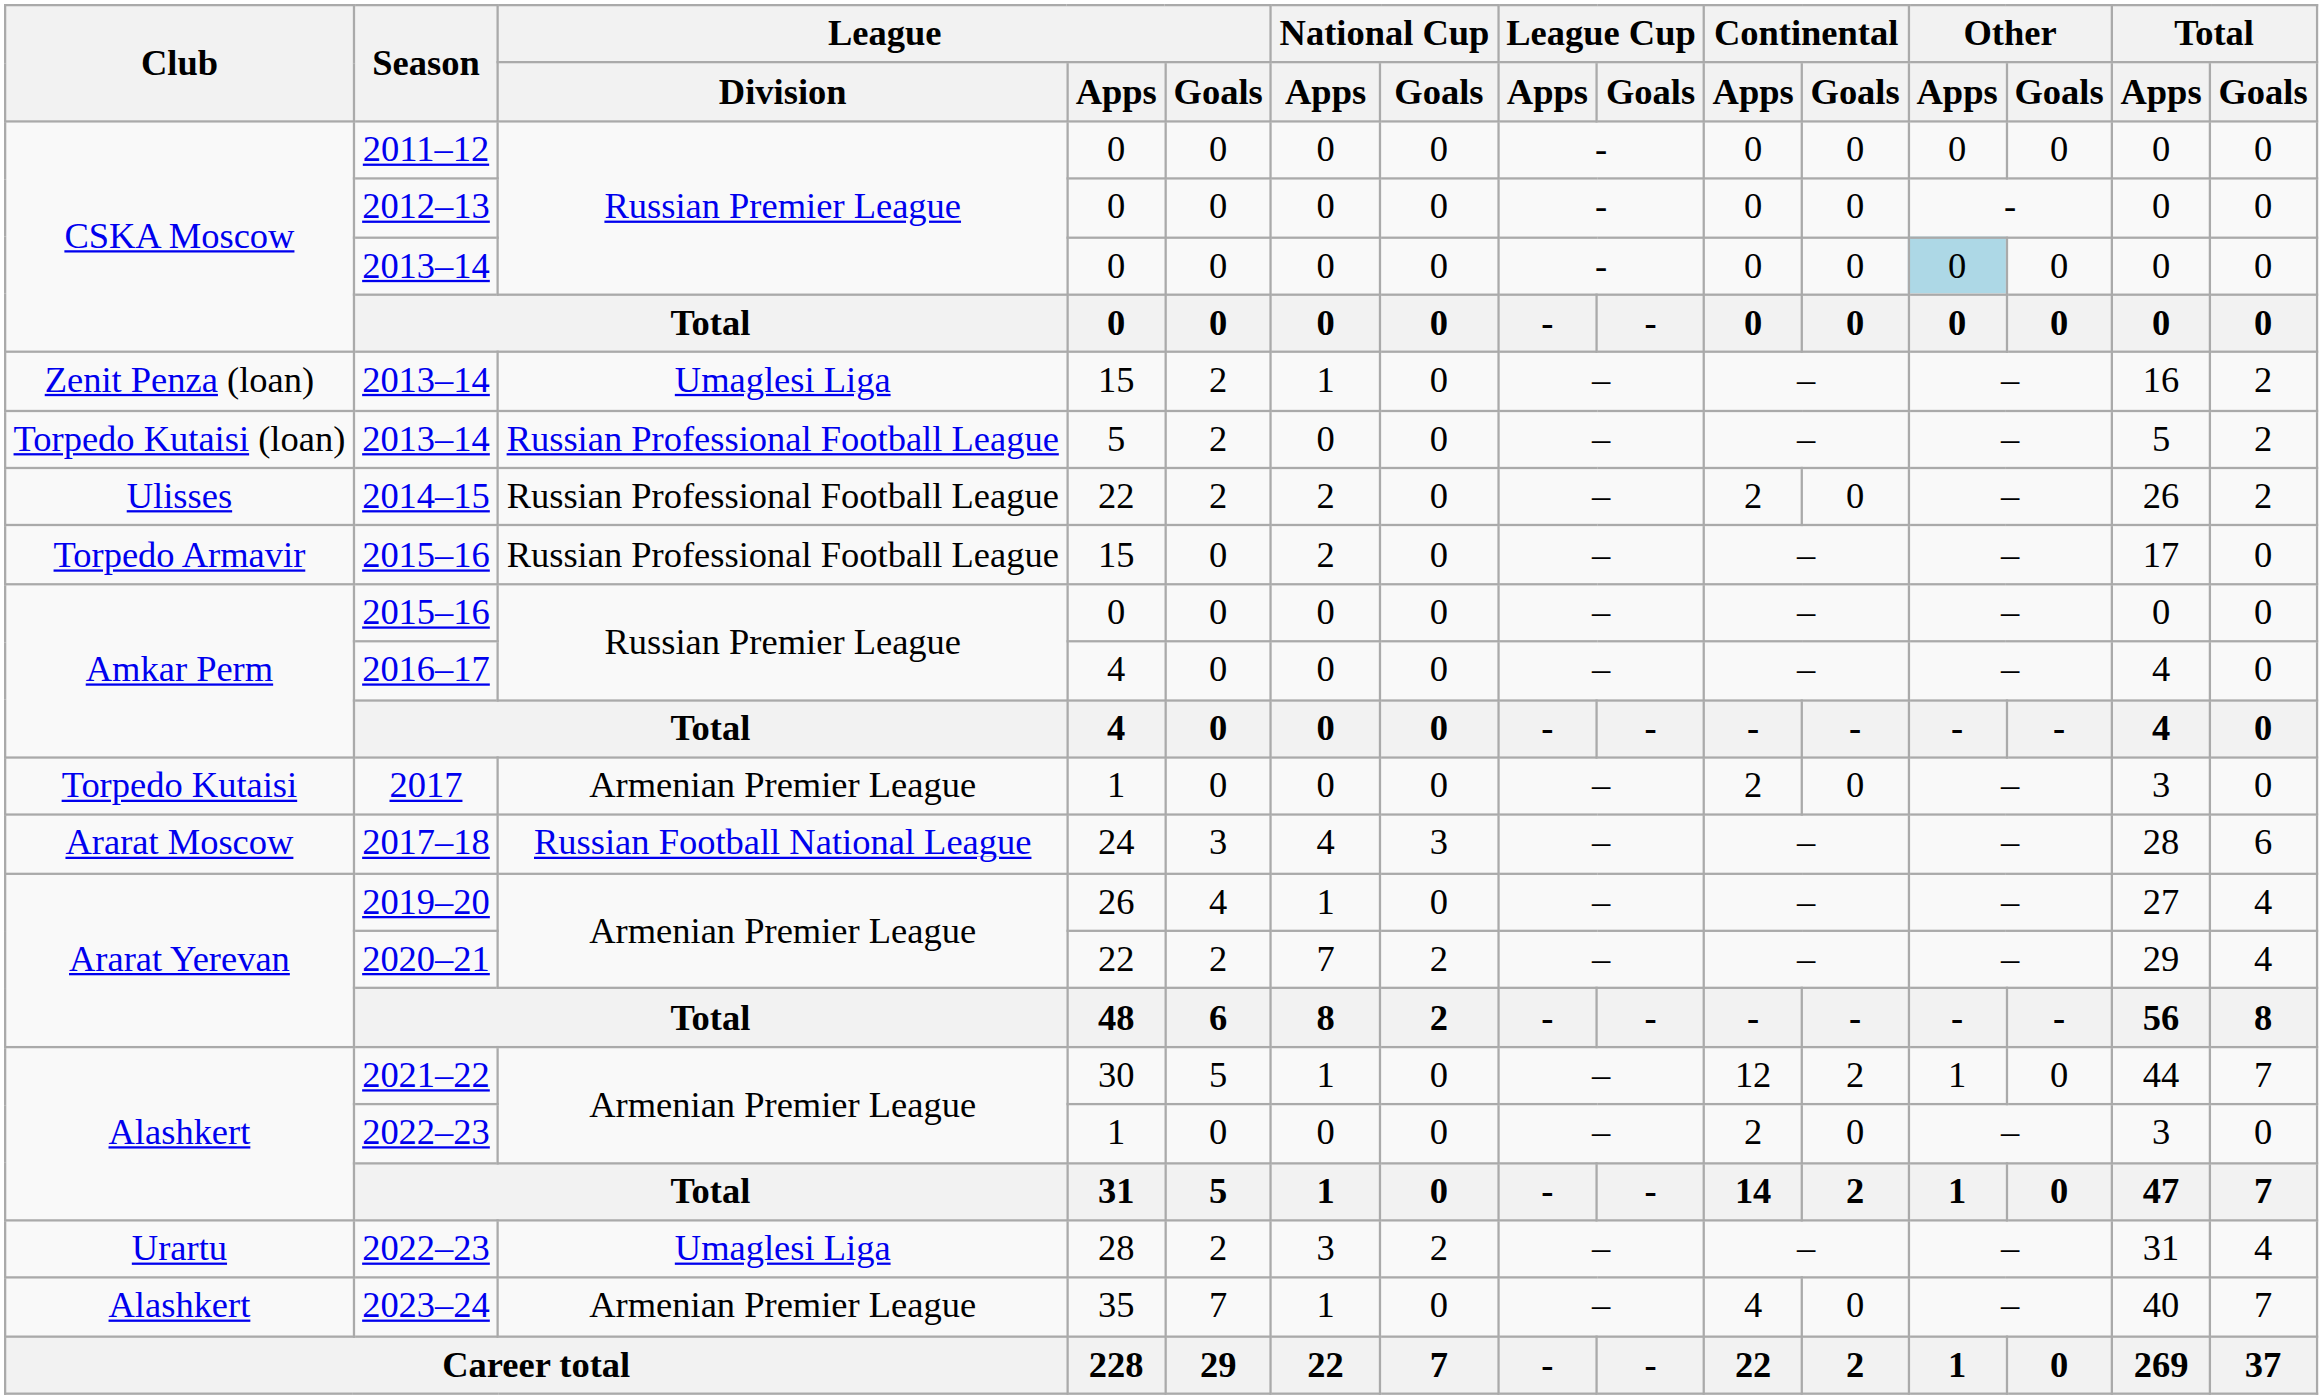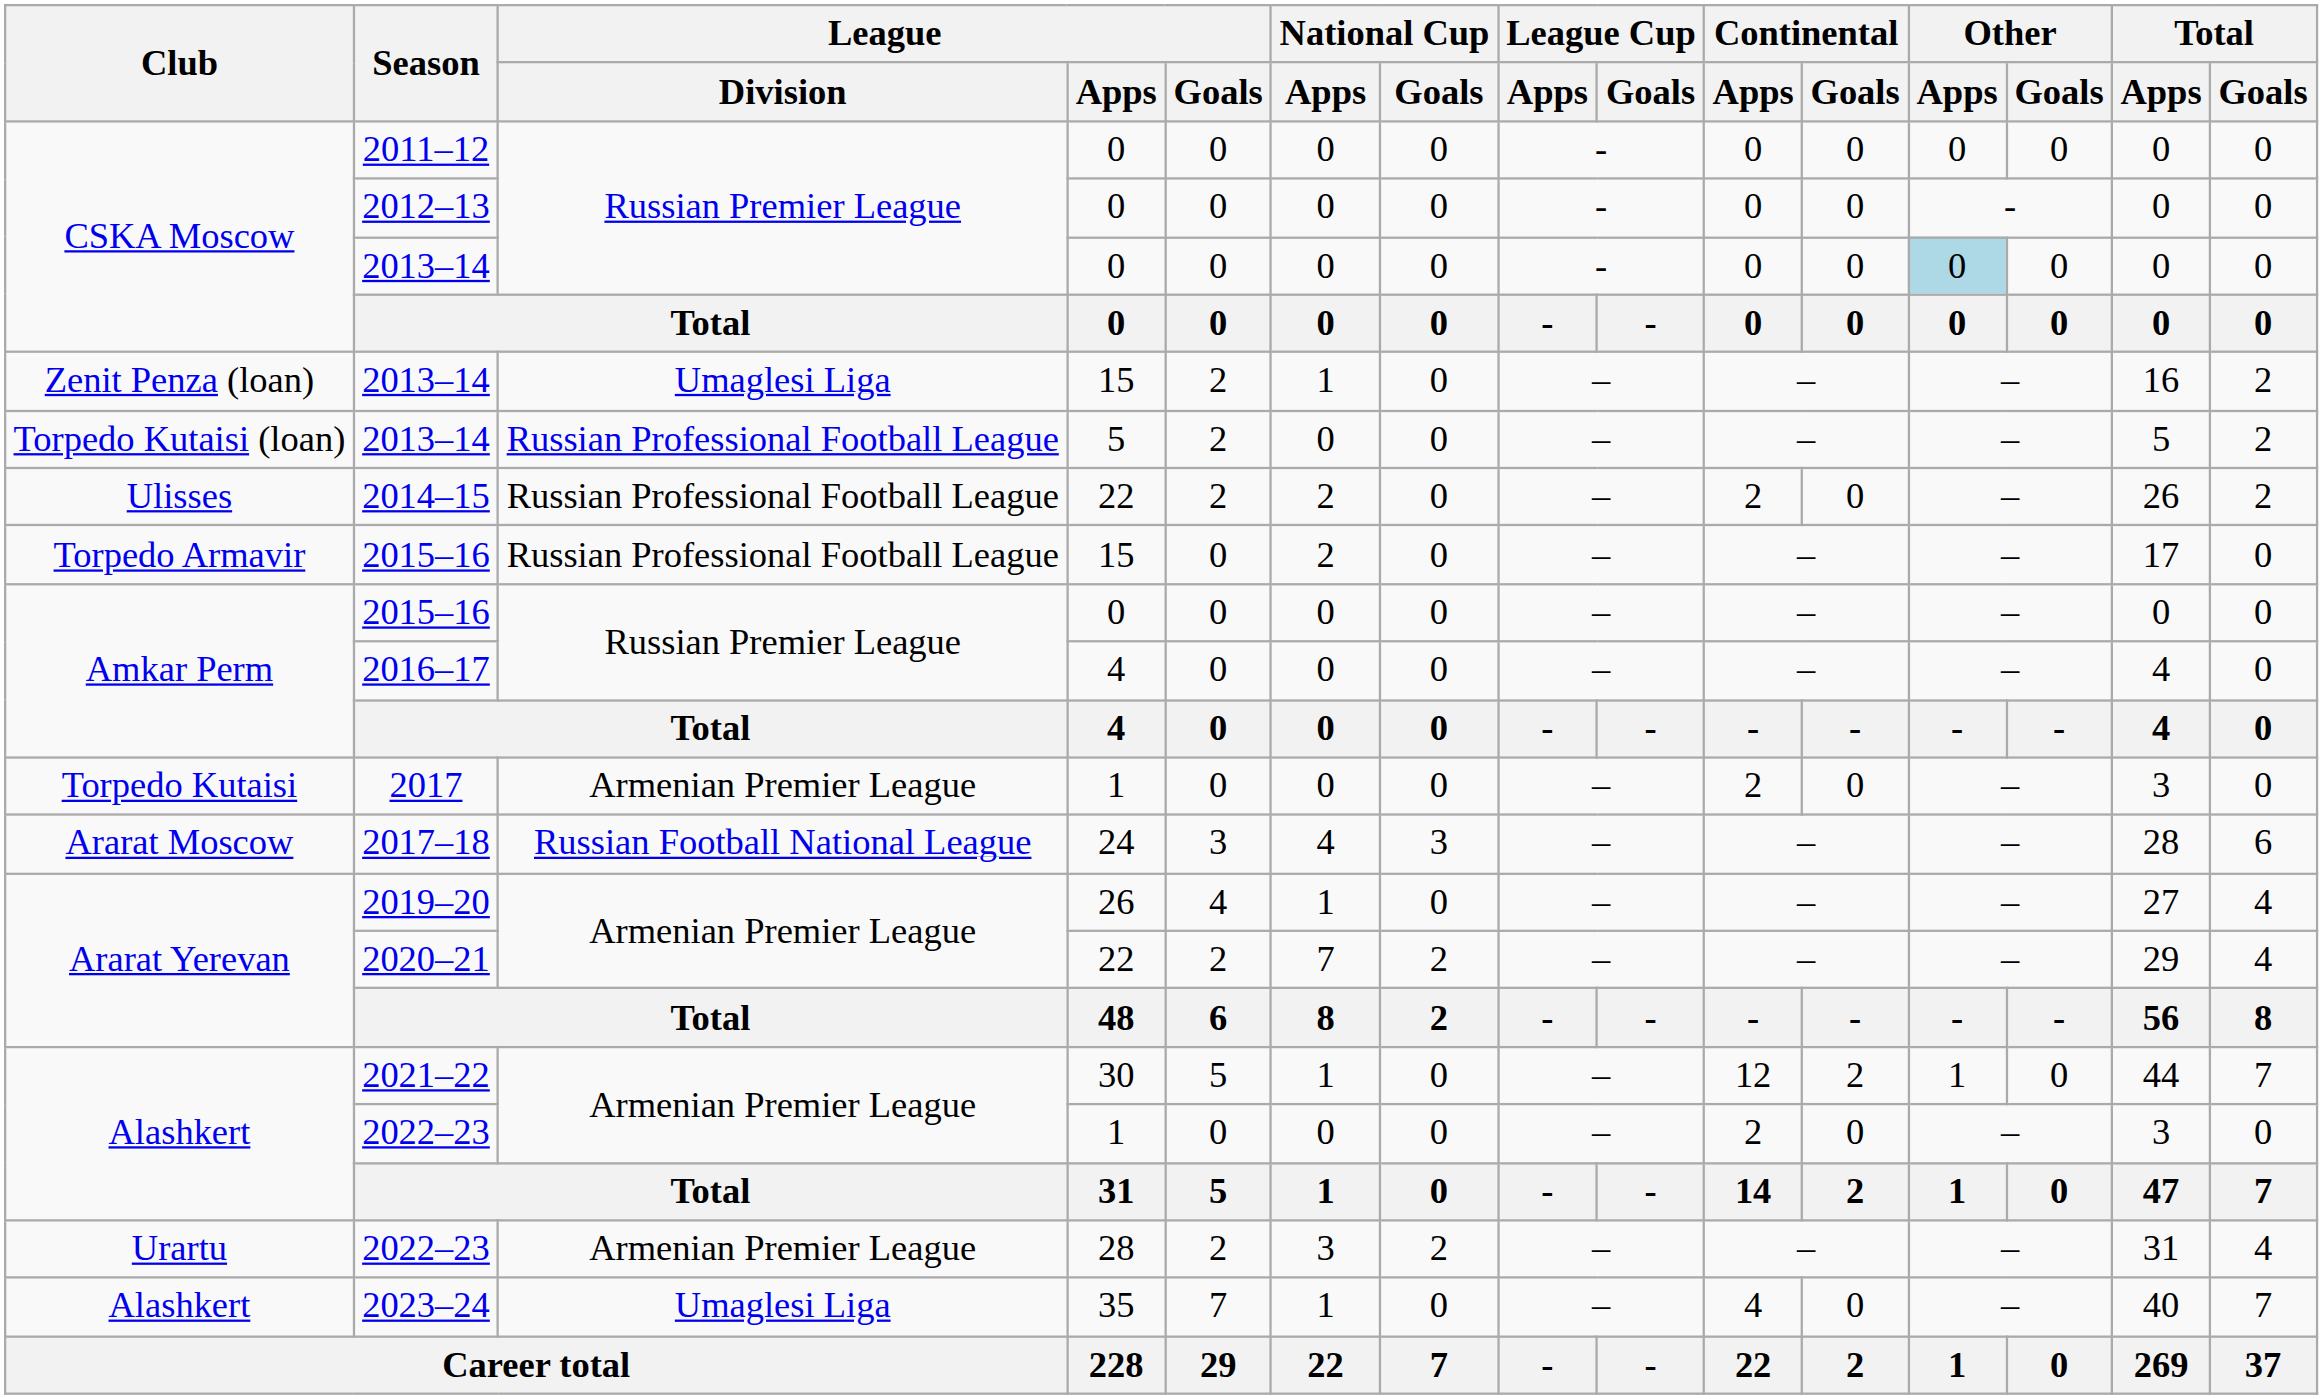(783, 1248) Umaglesi Liga -> (783, 1248) Armenian Premier League
(783, 1306) Armenian Premier League -> (783, 1306) Umaglesi Liga
